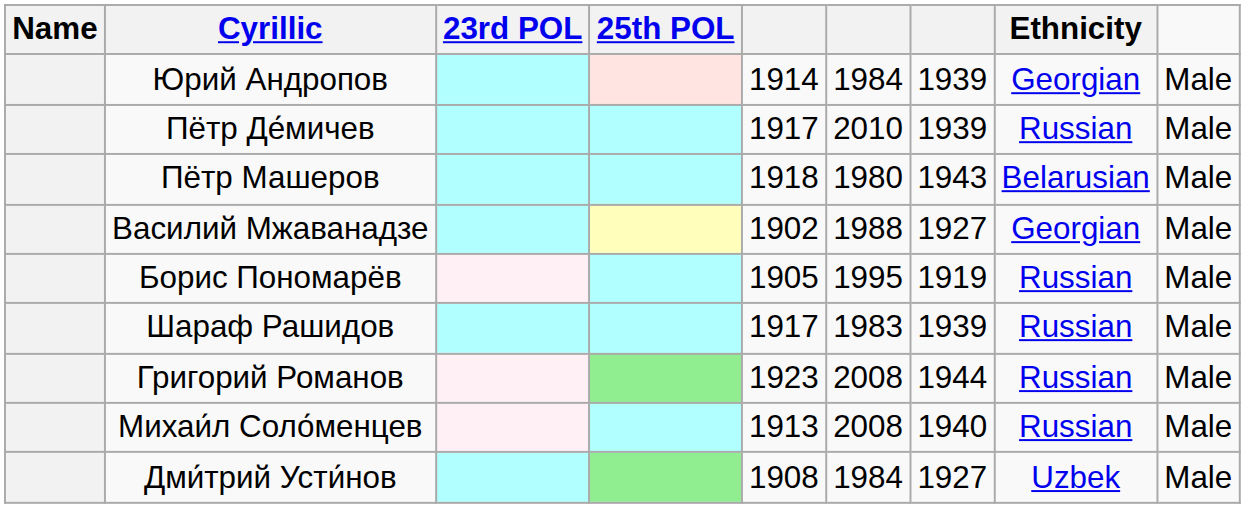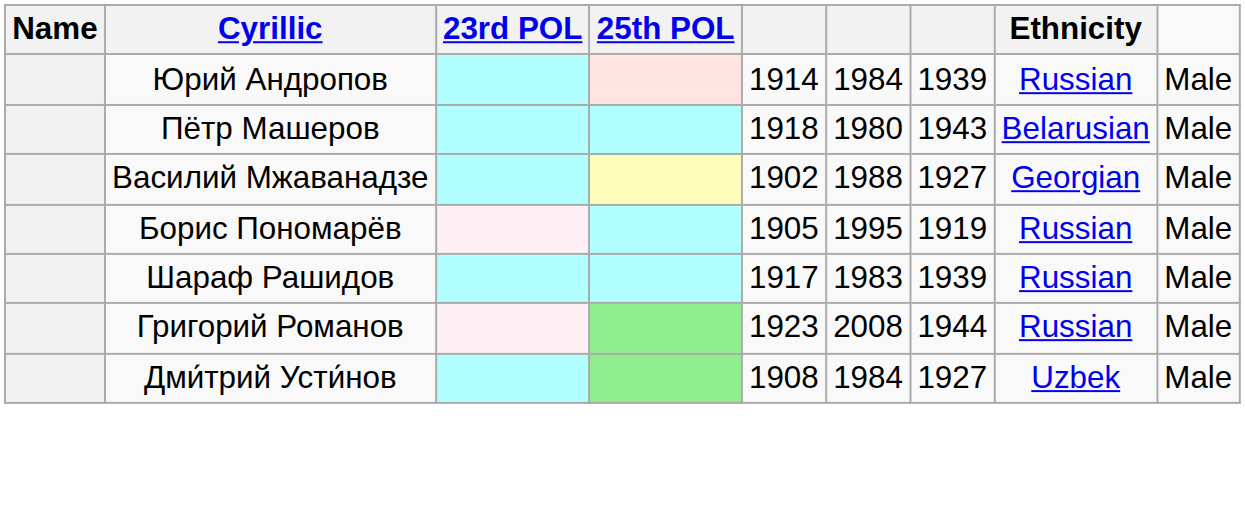(1076, 79) Georgian -> (1076, 79) Russian
- row: (270, 128)
- row: (270, 427)
